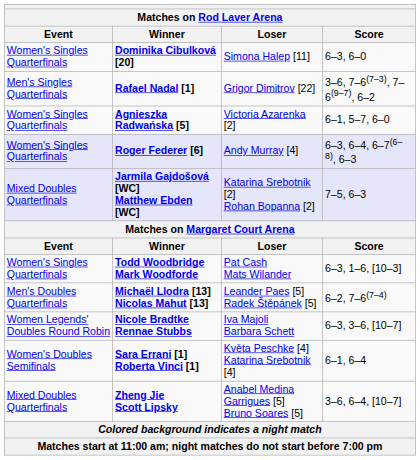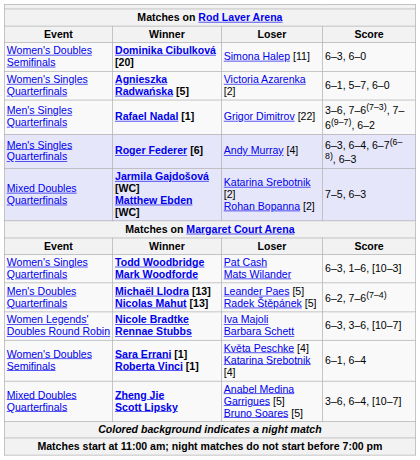(47, 57) Women's Singles Quarterfinals -> (49, 57) Women's Doubles Semifinals
rows swapped: (152, 120) <-> (155, 88)
(47, 151) Women's Singles Quarterfinals -> (39, 151) Men's Singles Quarterfinals
